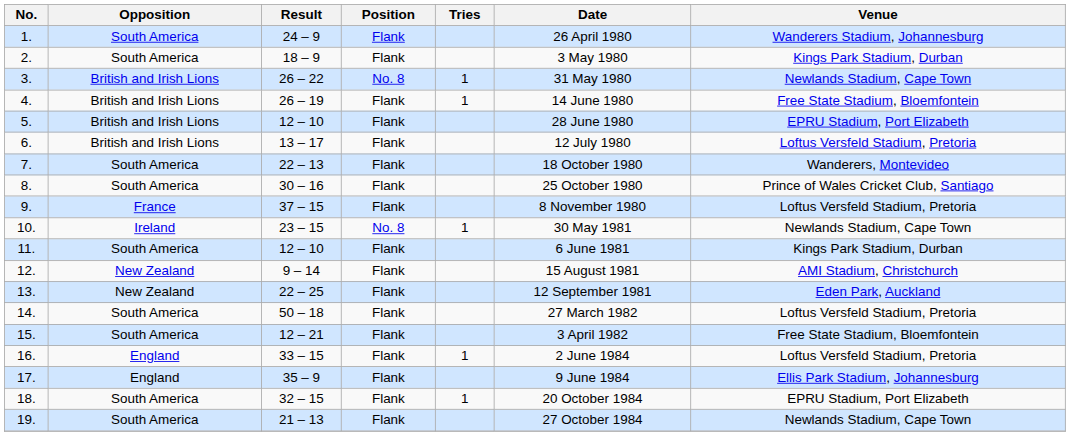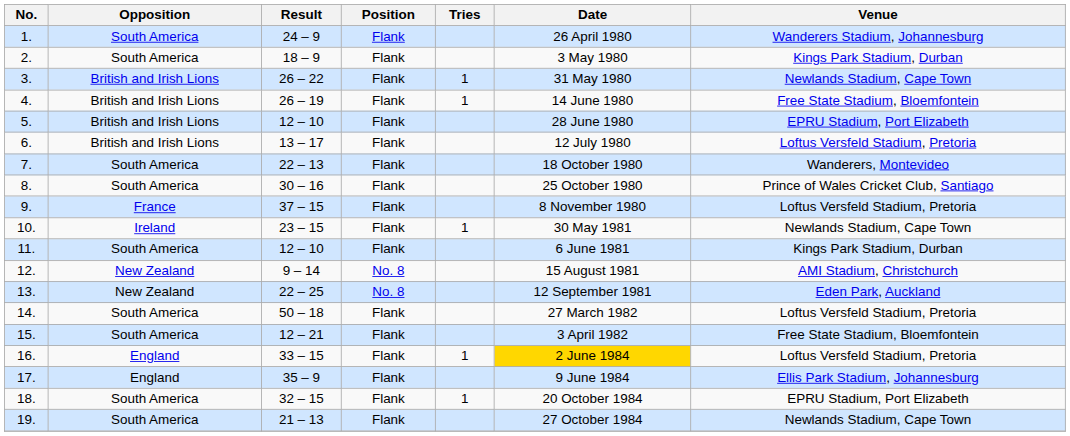(388, 79) No. 8 -> (388, 79) Flank
(388, 228) No. 8 -> (388, 228) Flank
(388, 270) Flank -> (388, 270) No. 8
(388, 292) Flank -> (388, 292) No. 8
(593, 356) no background -> (593, 356) gold background
